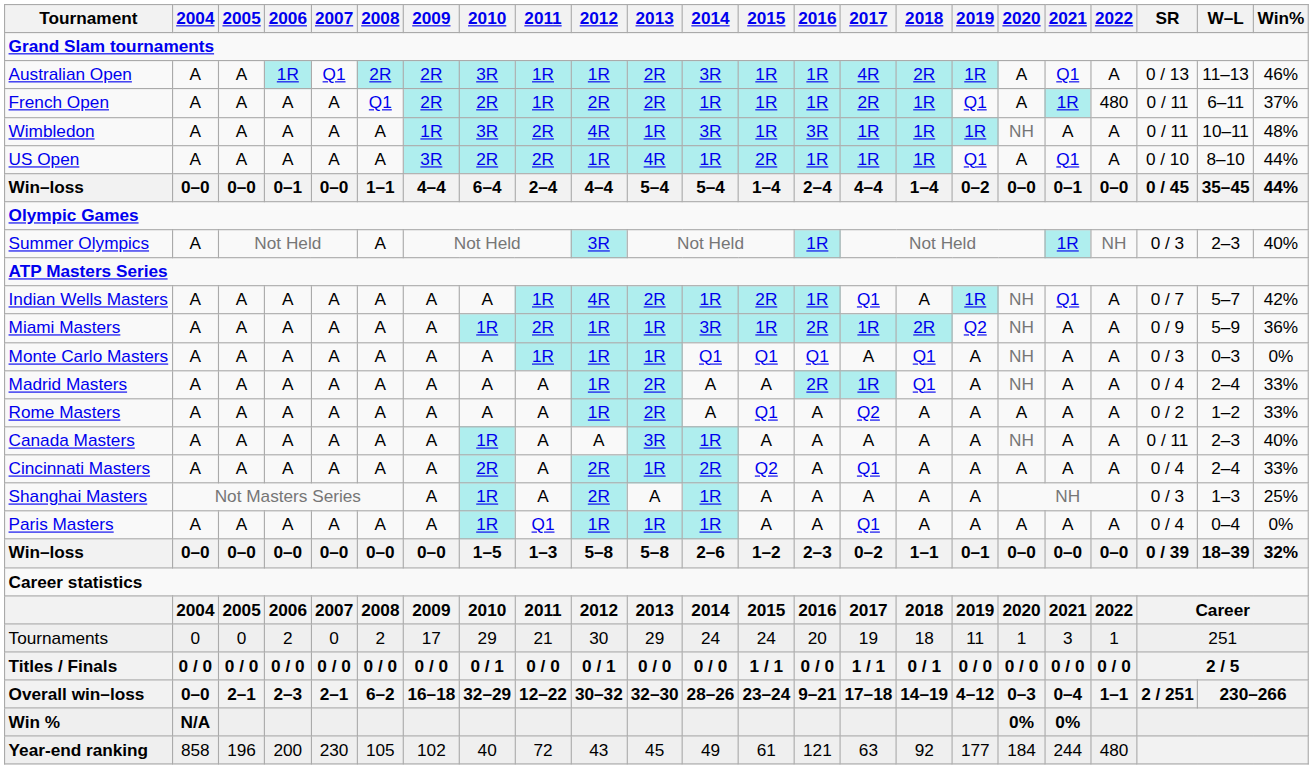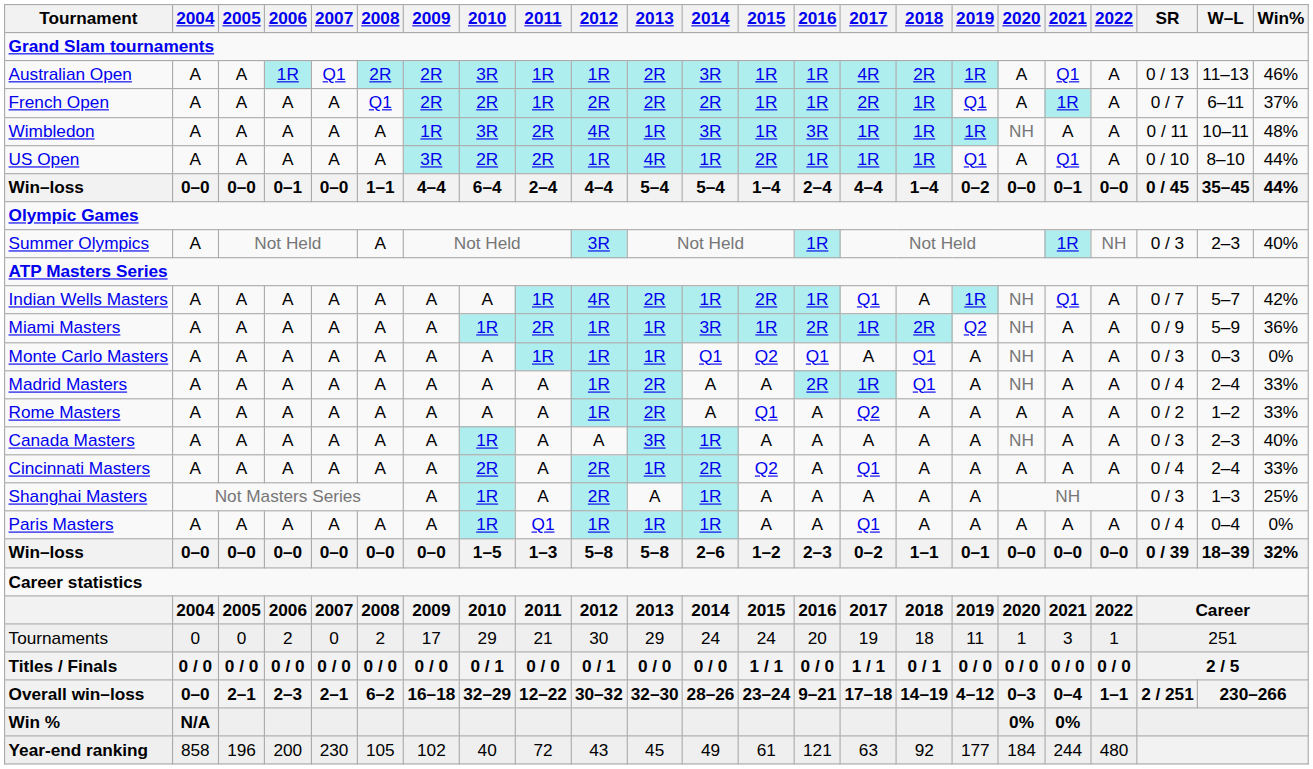(710, 103) 1R -> (710, 103) 2R
(1114, 103) 480 -> (1114, 103) A
(1167, 103) 0 / 11 -> (1167, 103) 0 / 7
(766, 356) Q1 -> (766, 356) Q2
(1167, 441) 0 / 11 -> (1167, 441) 0 / 3
